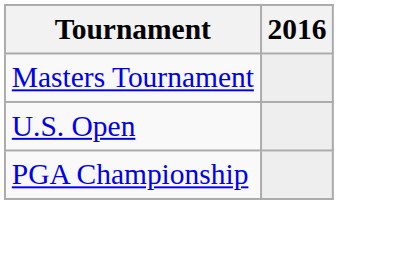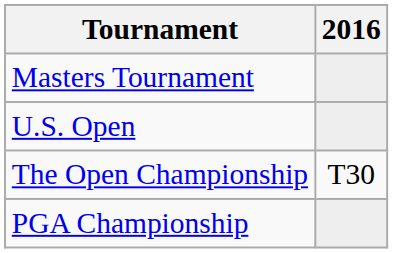+ row: (160, 174)
